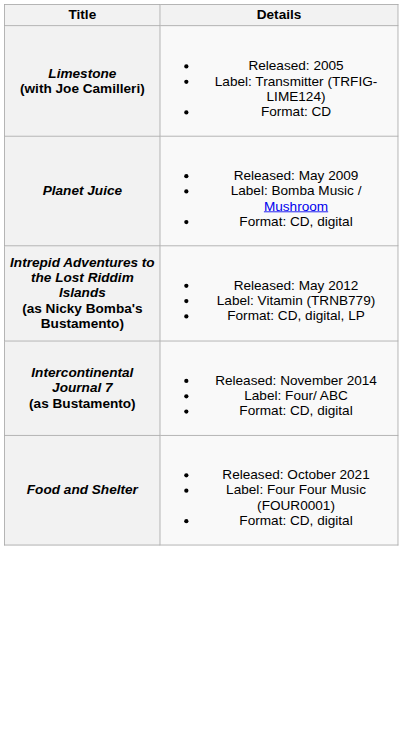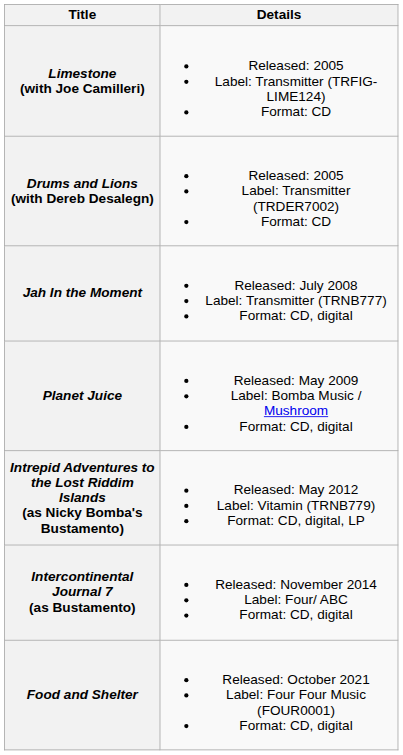+ row: (82, 191)
+ row: (82, 293)
